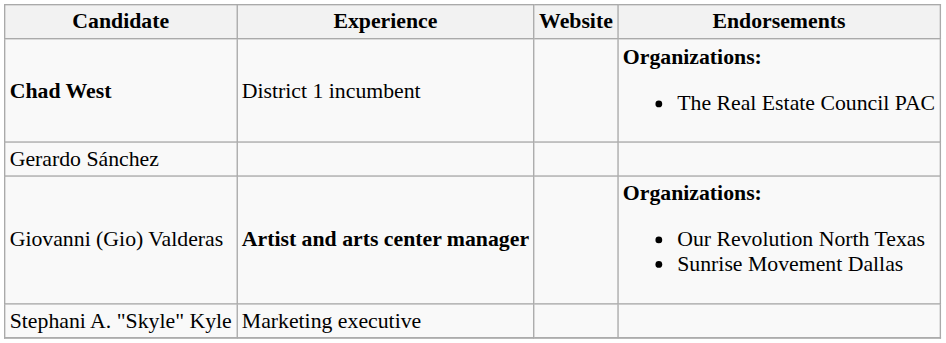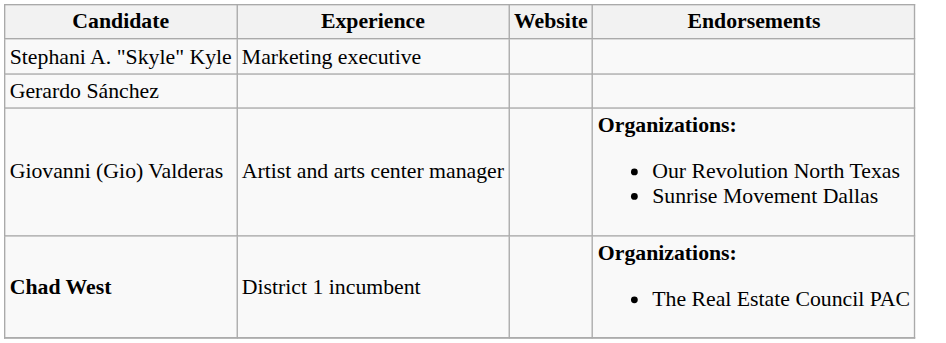rows swapped: (121, 320) <-> (61, 90)
(385, 239) bold -> (373, 171) normal
